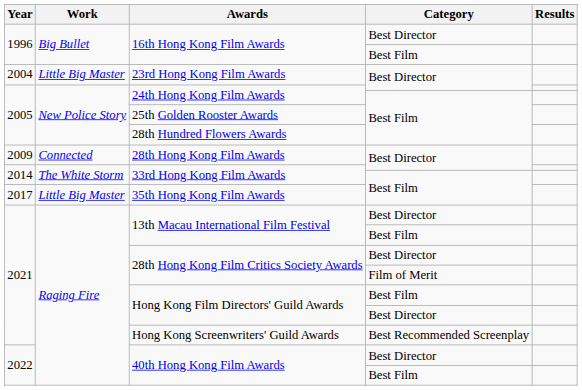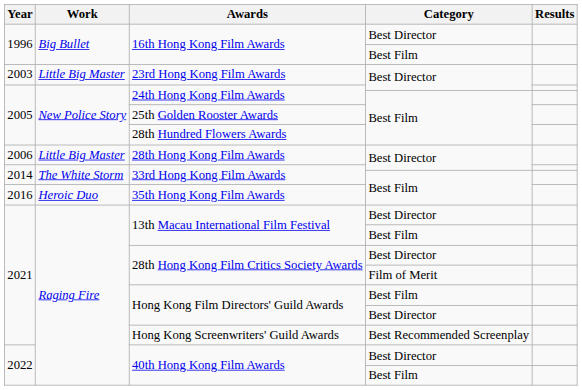(20, 74) 2004 -> (20, 74) 2003
(20, 154) 2009 -> (20, 154) 2006
(65, 154) Connected -> (82, 154) Little Big Master
(20, 194) 2017 -> (20, 194) 2016
(82, 194) Little Big Master -> (68, 194) Heroic Duo
